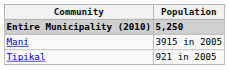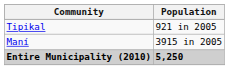rows swapped: (79, 27) <-> (26, 57)
